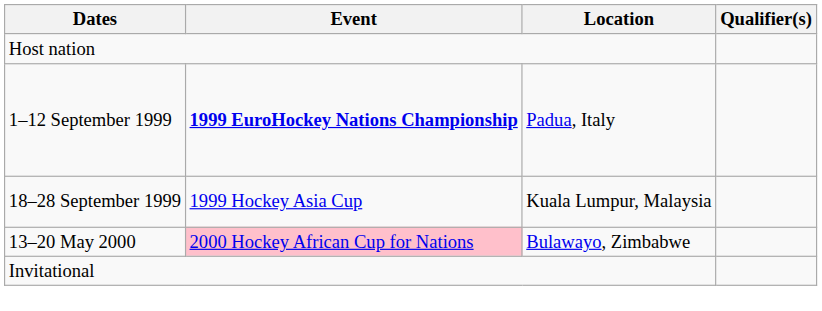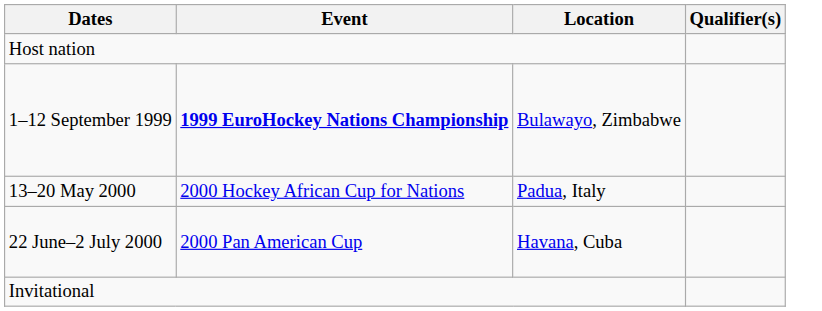(571, 119) Padua, Italy -> (599, 119) Bulawayo, Zimbabwe
- row: (95, 201)
(332, 241) pink background -> (322, 191) no background
(608, 241) Bulawayo, Zimbabwe -> (561, 191) Padua, Italy
+ row: (85, 241)
